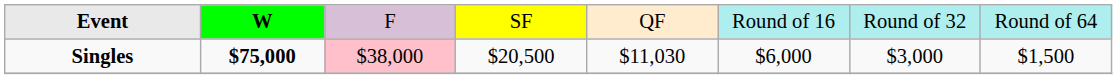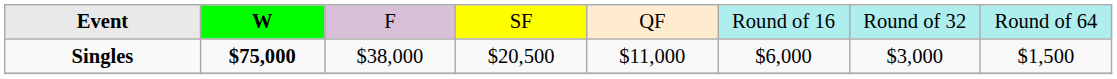(390, 55) pink background -> (390, 55) no background
(652, 55) $11,030 -> (652, 55) $11,000
